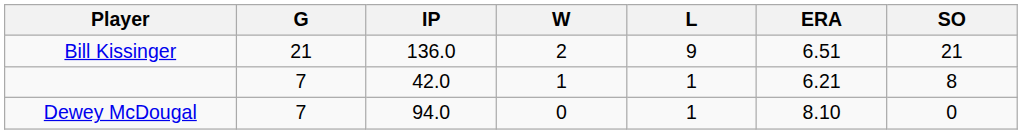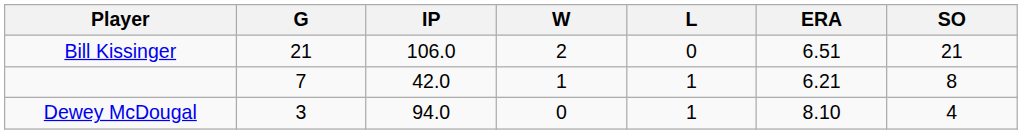(431, 50) 136.0 -> (431, 50) 106.0
(691, 50) 9 -> (691, 50) 0
(301, 112) 7 -> (301, 112) 3
(952, 112) 0 -> (952, 112) 4
